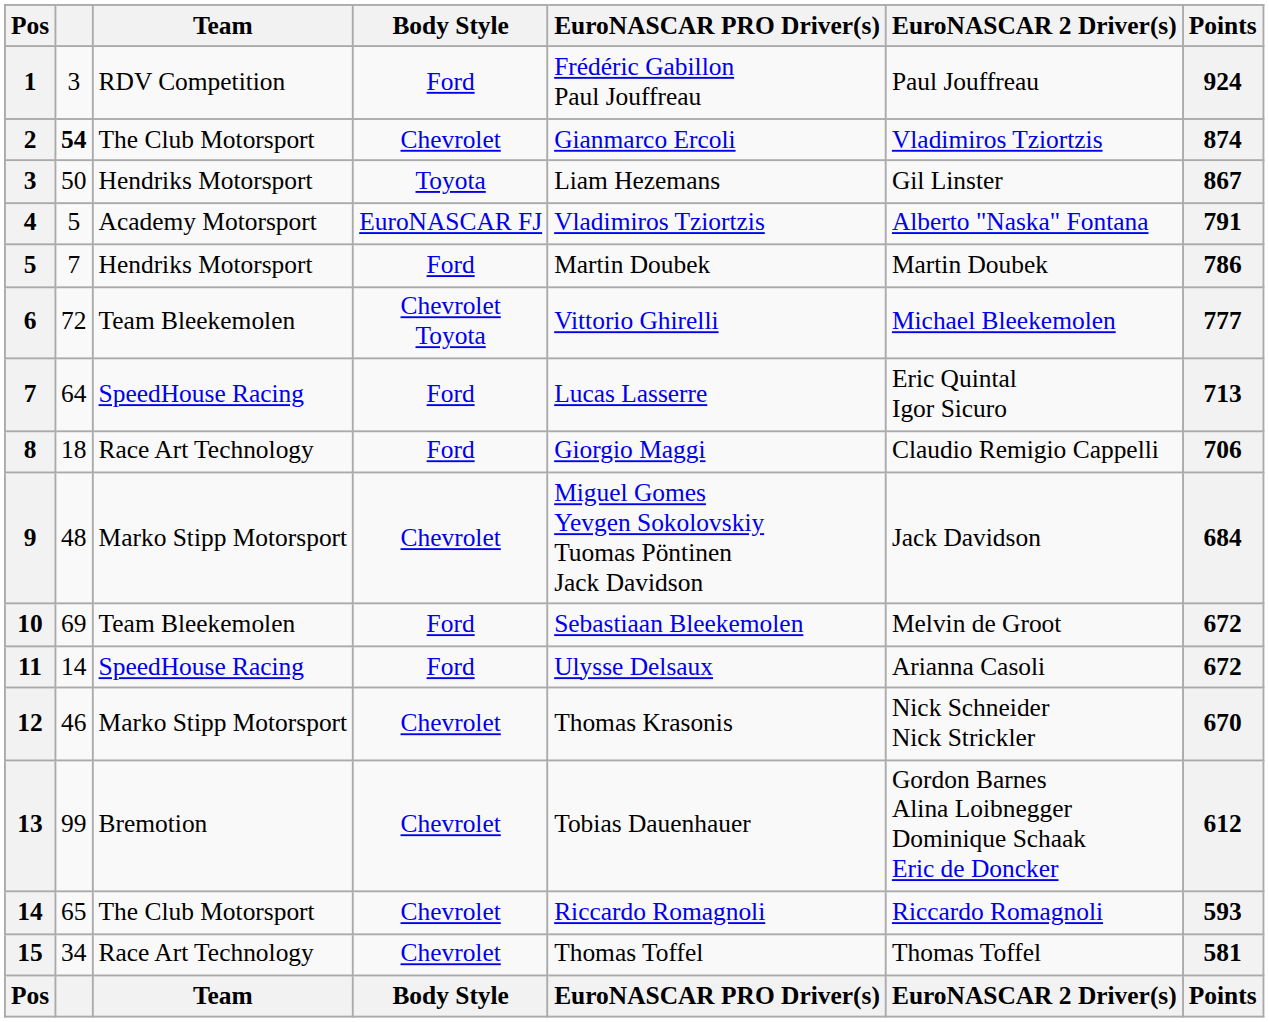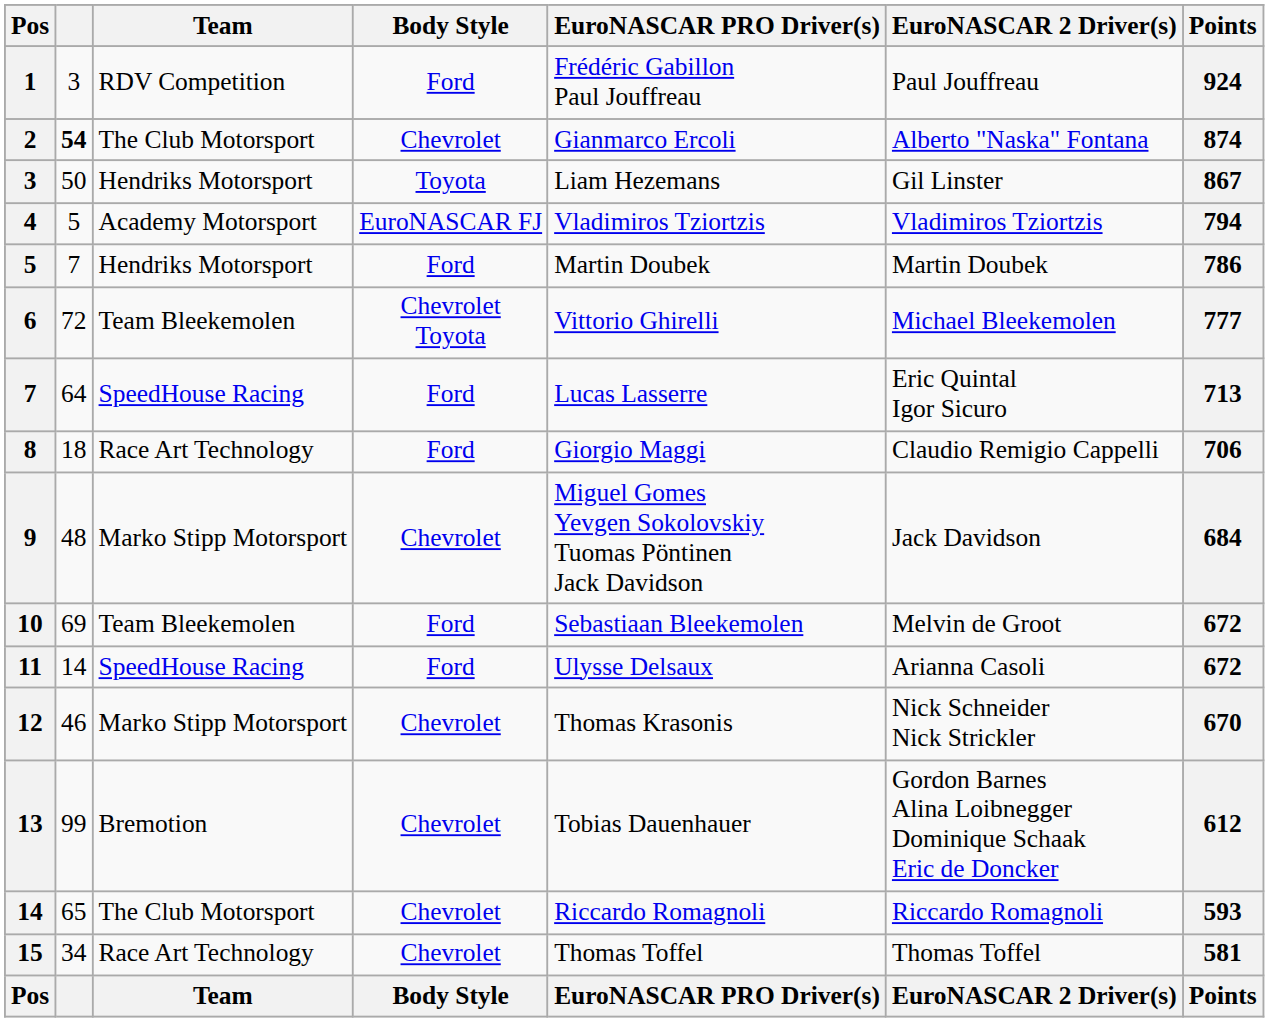(997, 138) Vladimiros Tziortzis -> (1020, 138) Alberto "Naska" Fontana
(1020, 222) Alberto "Naska" Fontana -> (997, 222) Vladimiros Tziortzis
(1223, 222) 791 -> (1223, 222) 794
